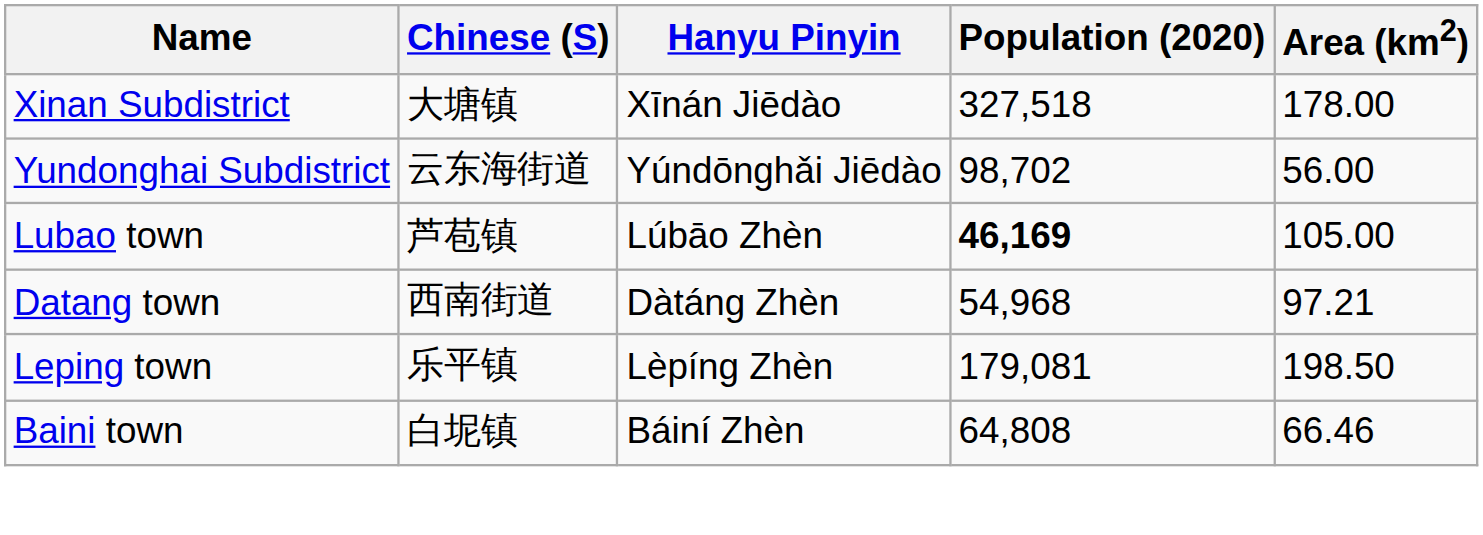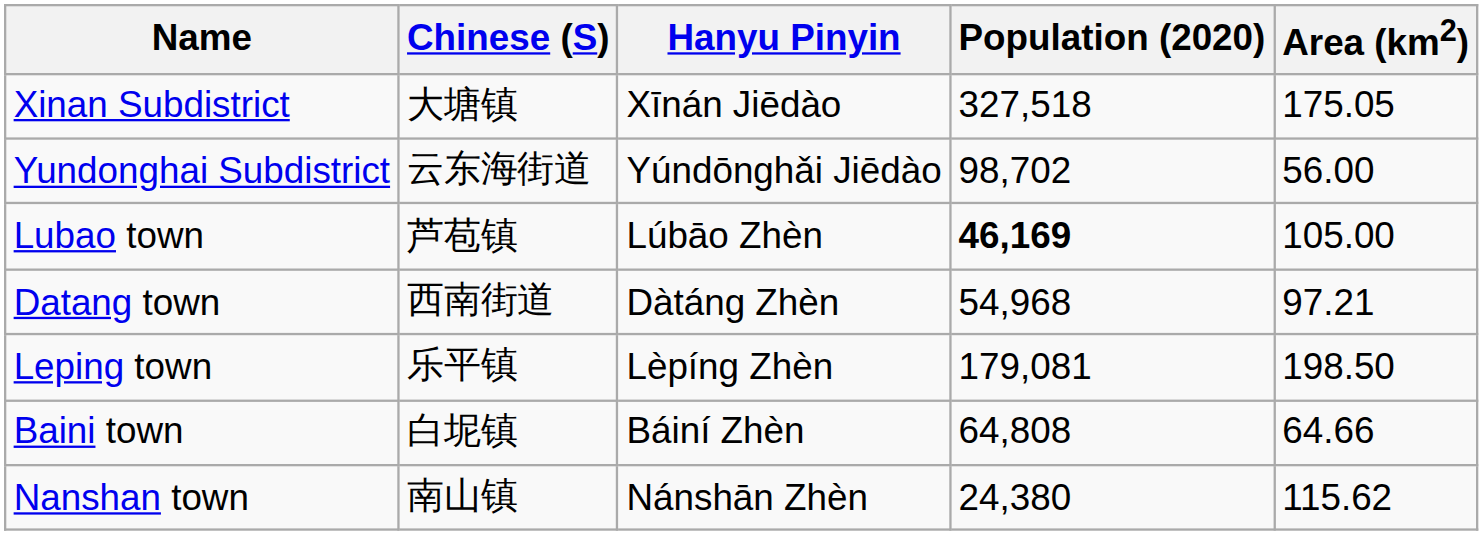(1339, 105) 178.00 -> (1339, 105) 175.05
(1328, 431) 66.46 -> (1328, 431) 64.66
+ row: (131, 497)
